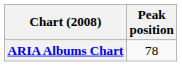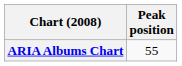(152, 50) 78 -> (152, 50) 55
